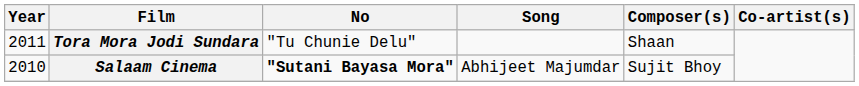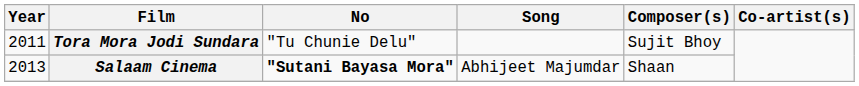(651, 43) Shaan -> (675, 43) Sujit Bhoy
(27, 68) 2010 -> (27, 68) 2013
(675, 68) Sujit Bhoy -> (651, 68) Shaan
